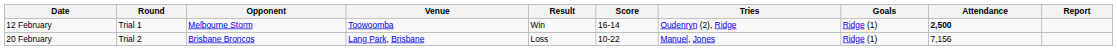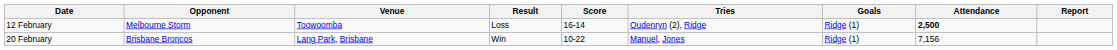- column: (151, 11)
(538, 25) Win -> (500, 25) Loss
(539, 39) Loss -> (499, 39) Win
